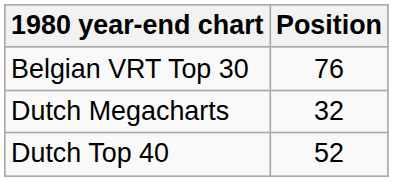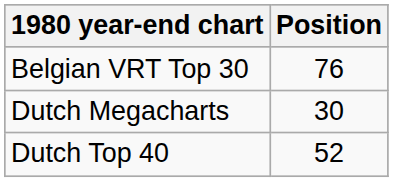(329, 111) 32 -> (329, 111) 30
